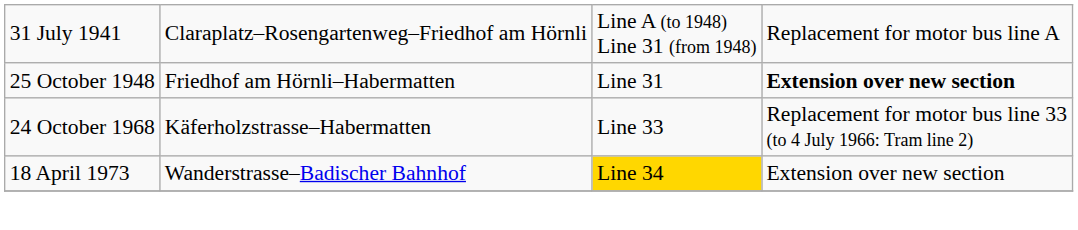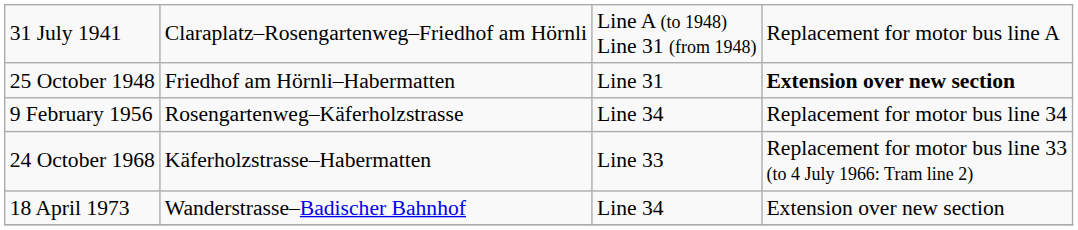+ row: (81, 114)
(630, 172) gold background -> (630, 207) no background
